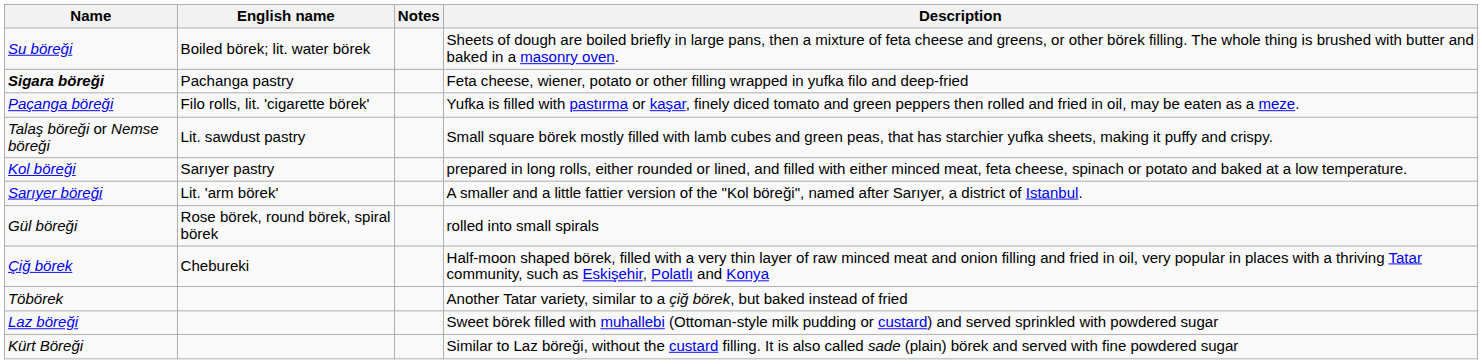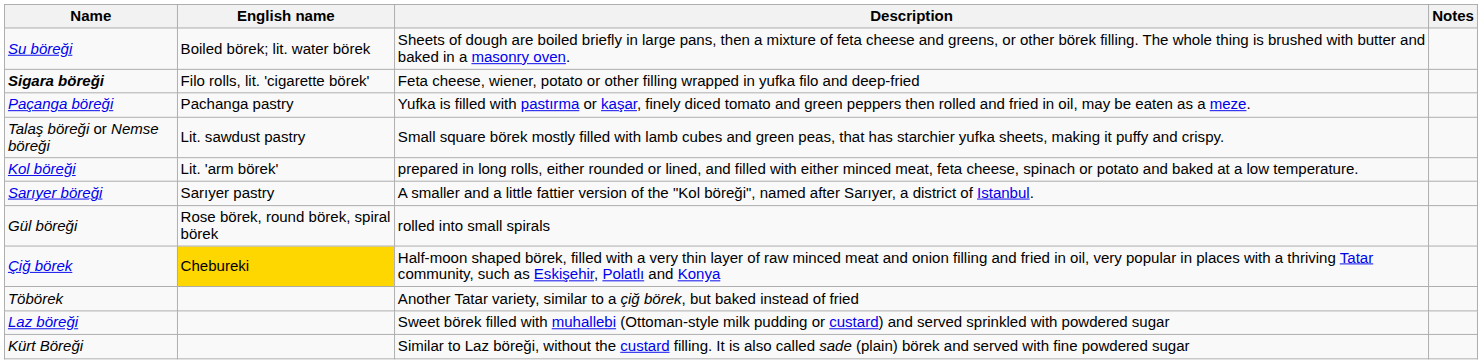columns swapped: (960, 16) <-> (419, 16)
(237, 81) Pachanga pastry -> (275, 81) Filo rolls, lit. 'cigarette börek'
(275, 104) Filo rolls, lit. 'cigarette börek' -> (237, 104) Pachanga pastry
(227, 169) Sarıyer pastry -> (229, 169) Lit. 'arm börek'
(229, 193) Lit. 'arm börek' -> (227, 193) Sarıyer pastry
(215, 266) no background -> (215, 266) gold background
